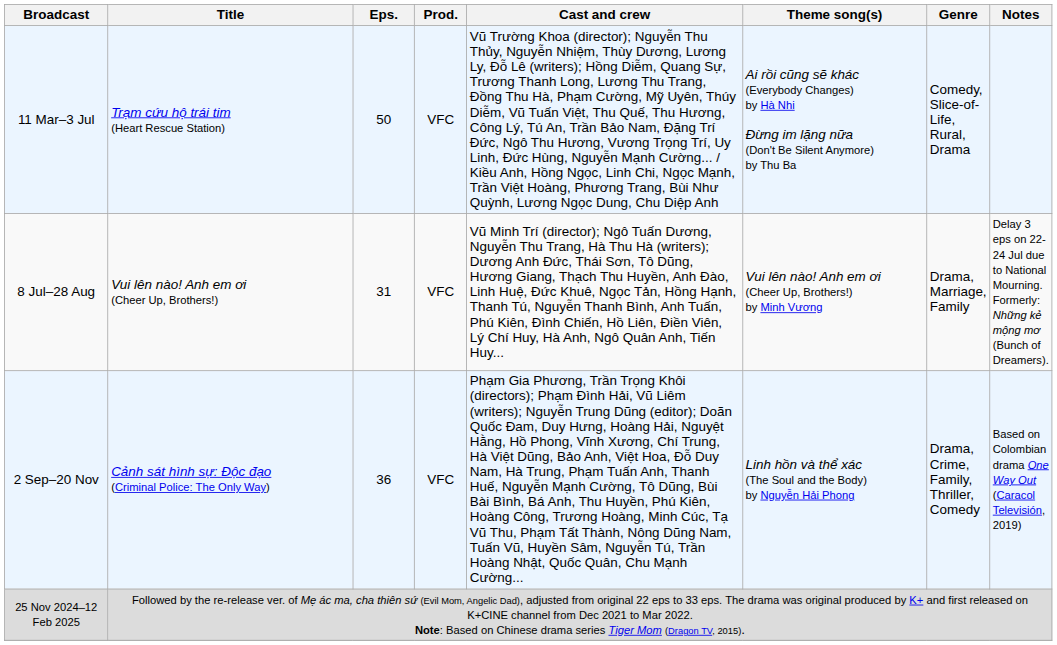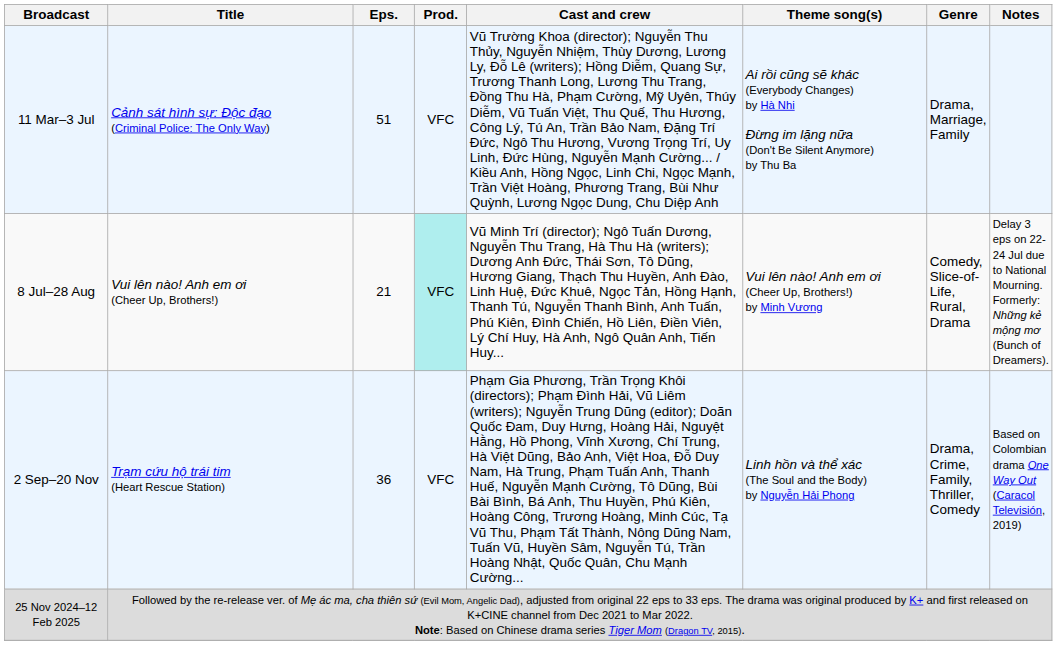(171, 119) Trạm cứu hộ trái tim (Heart Rescue Station) -> (191, 119) Cảnh sát hình sự: Độc đạo (Criminal Police: The Only Way)
(384, 119) 50 -> (384, 119) 51
(956, 119) Comedy, Slice-of-Life, Rural, Drama -> (958, 119) Drama, Marriage, Family
(384, 292) 31 -> (384, 292) 21
(441, 292) no background -> (441, 292) paleturquoise background
(958, 292) Drama, Marriage, Family -> (956, 292) Comedy, Slice-of-Life, Rural, Drama
(191, 479) Cảnh sát hình sự: Độc đạo (Criminal Police: The Only Way) -> (171, 479) Trạm cứu hộ trái tim (Heart Rescue Station)
